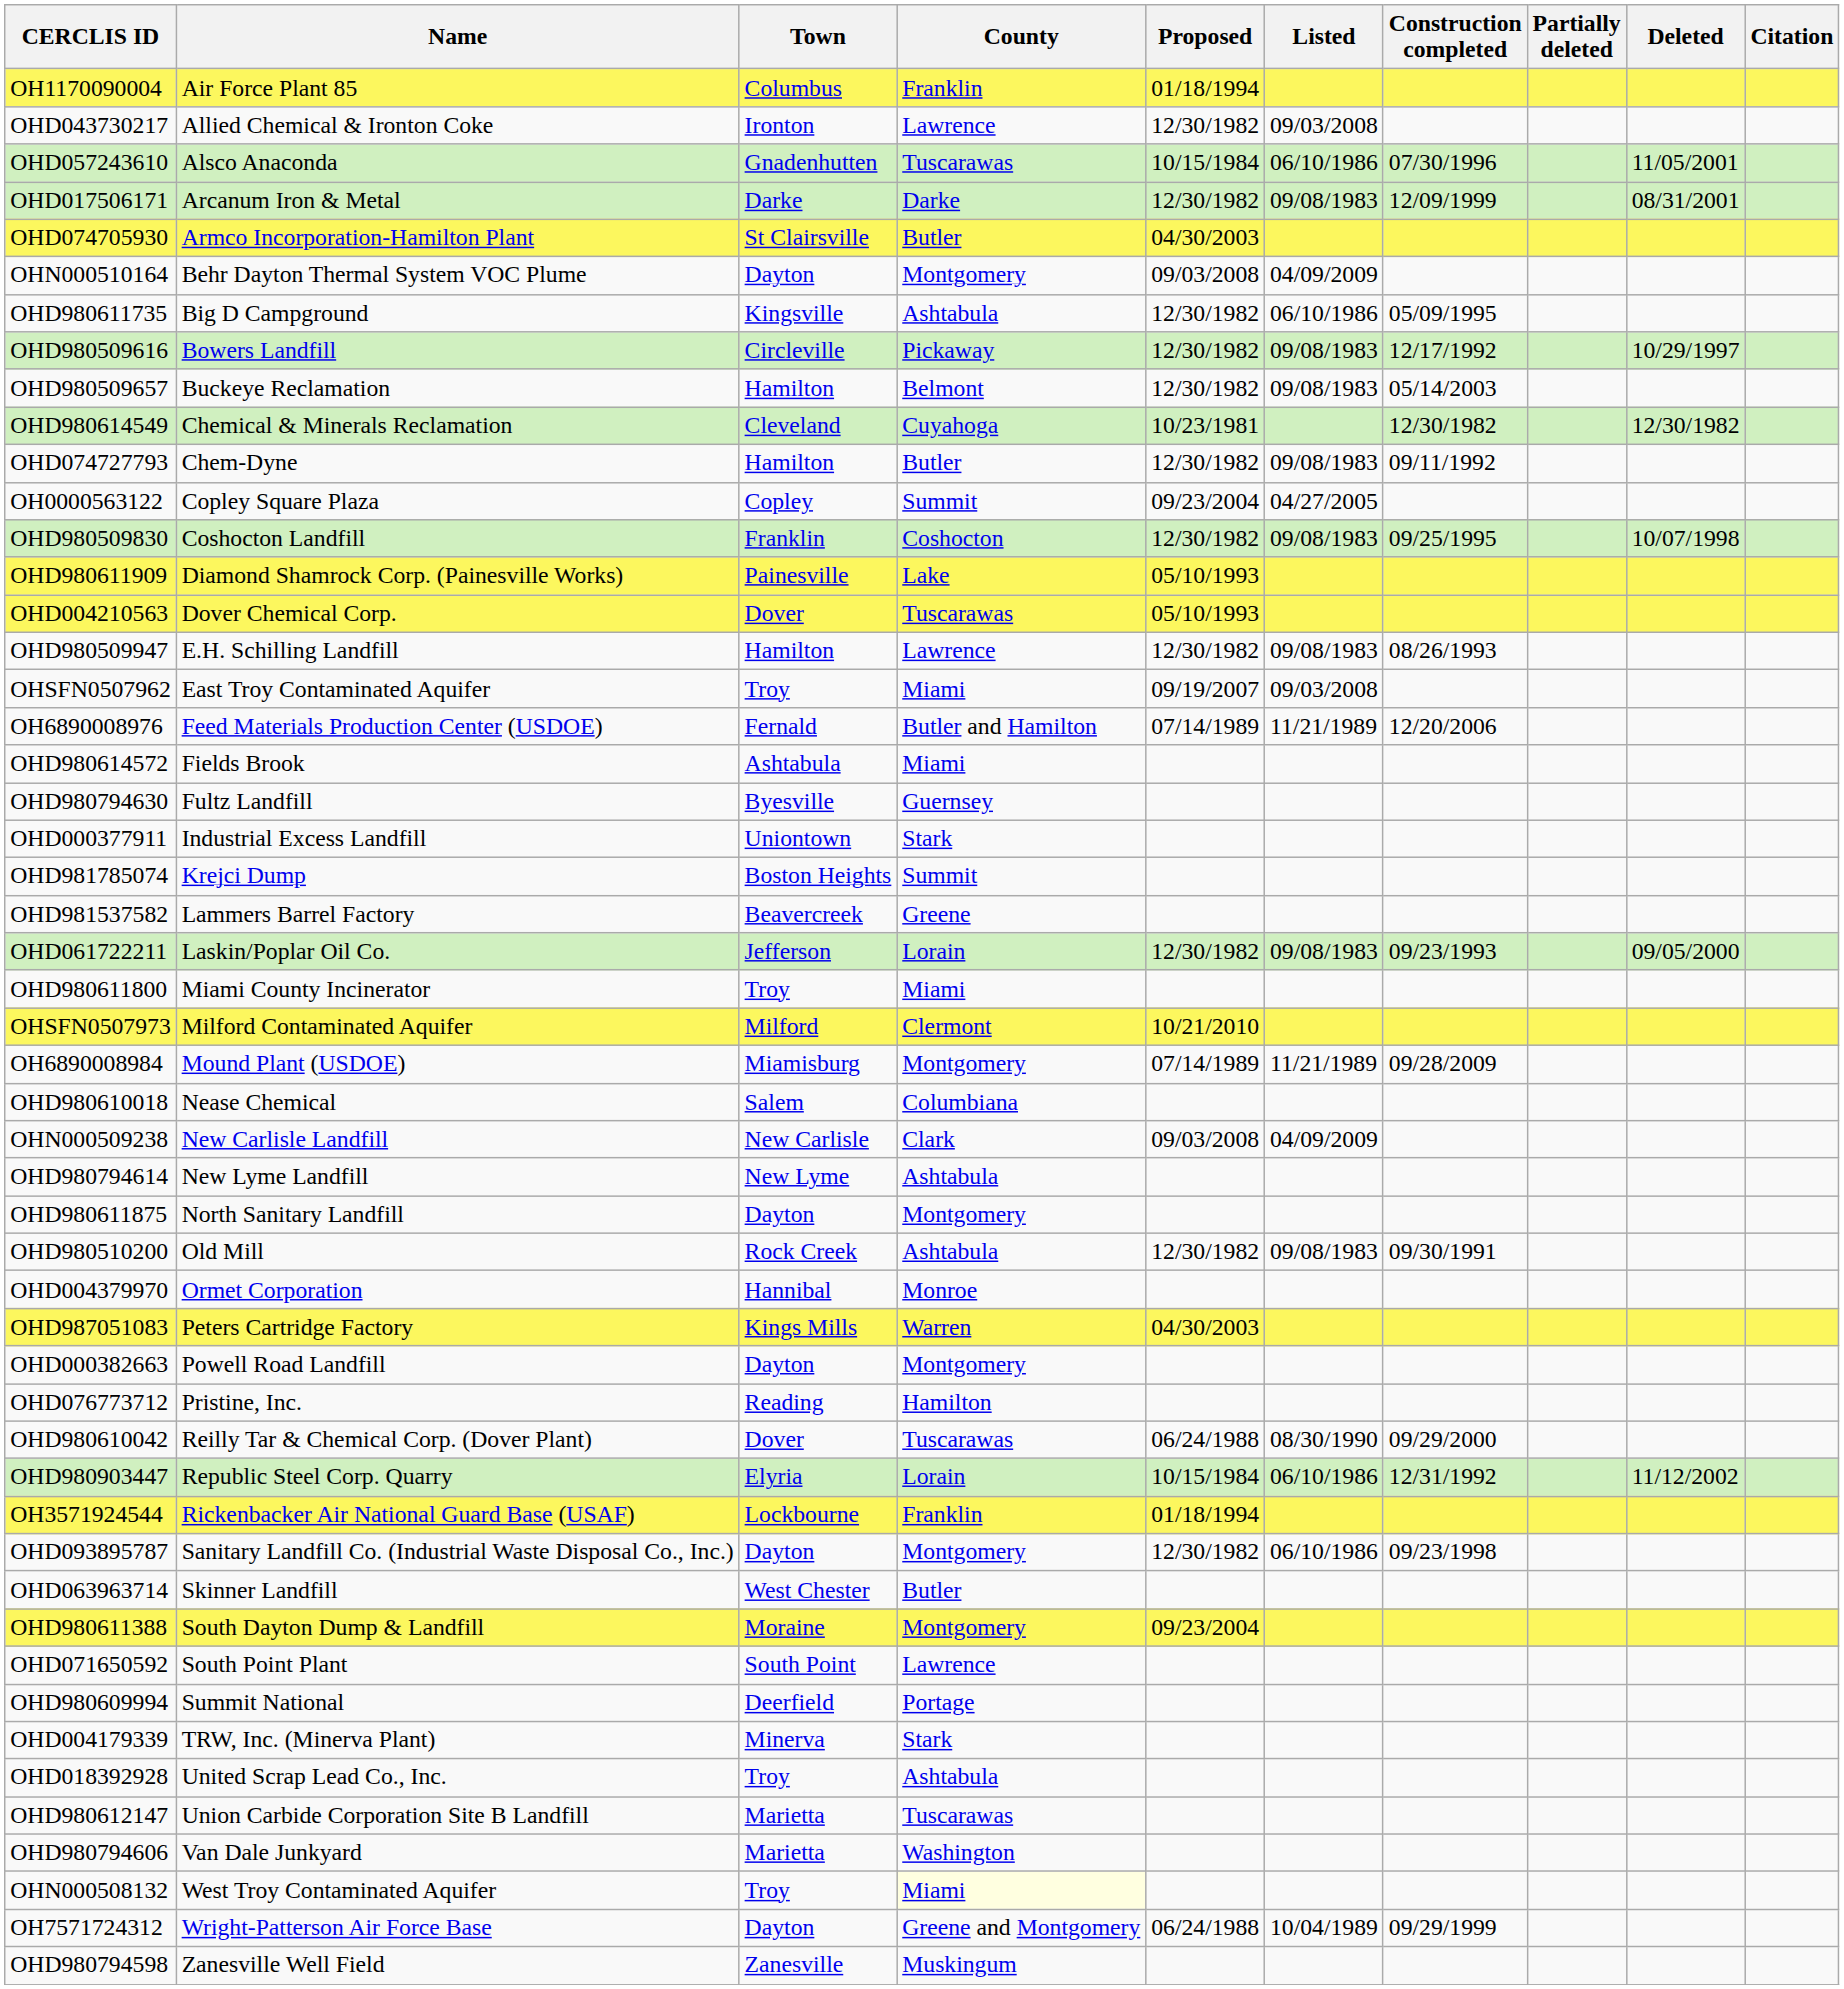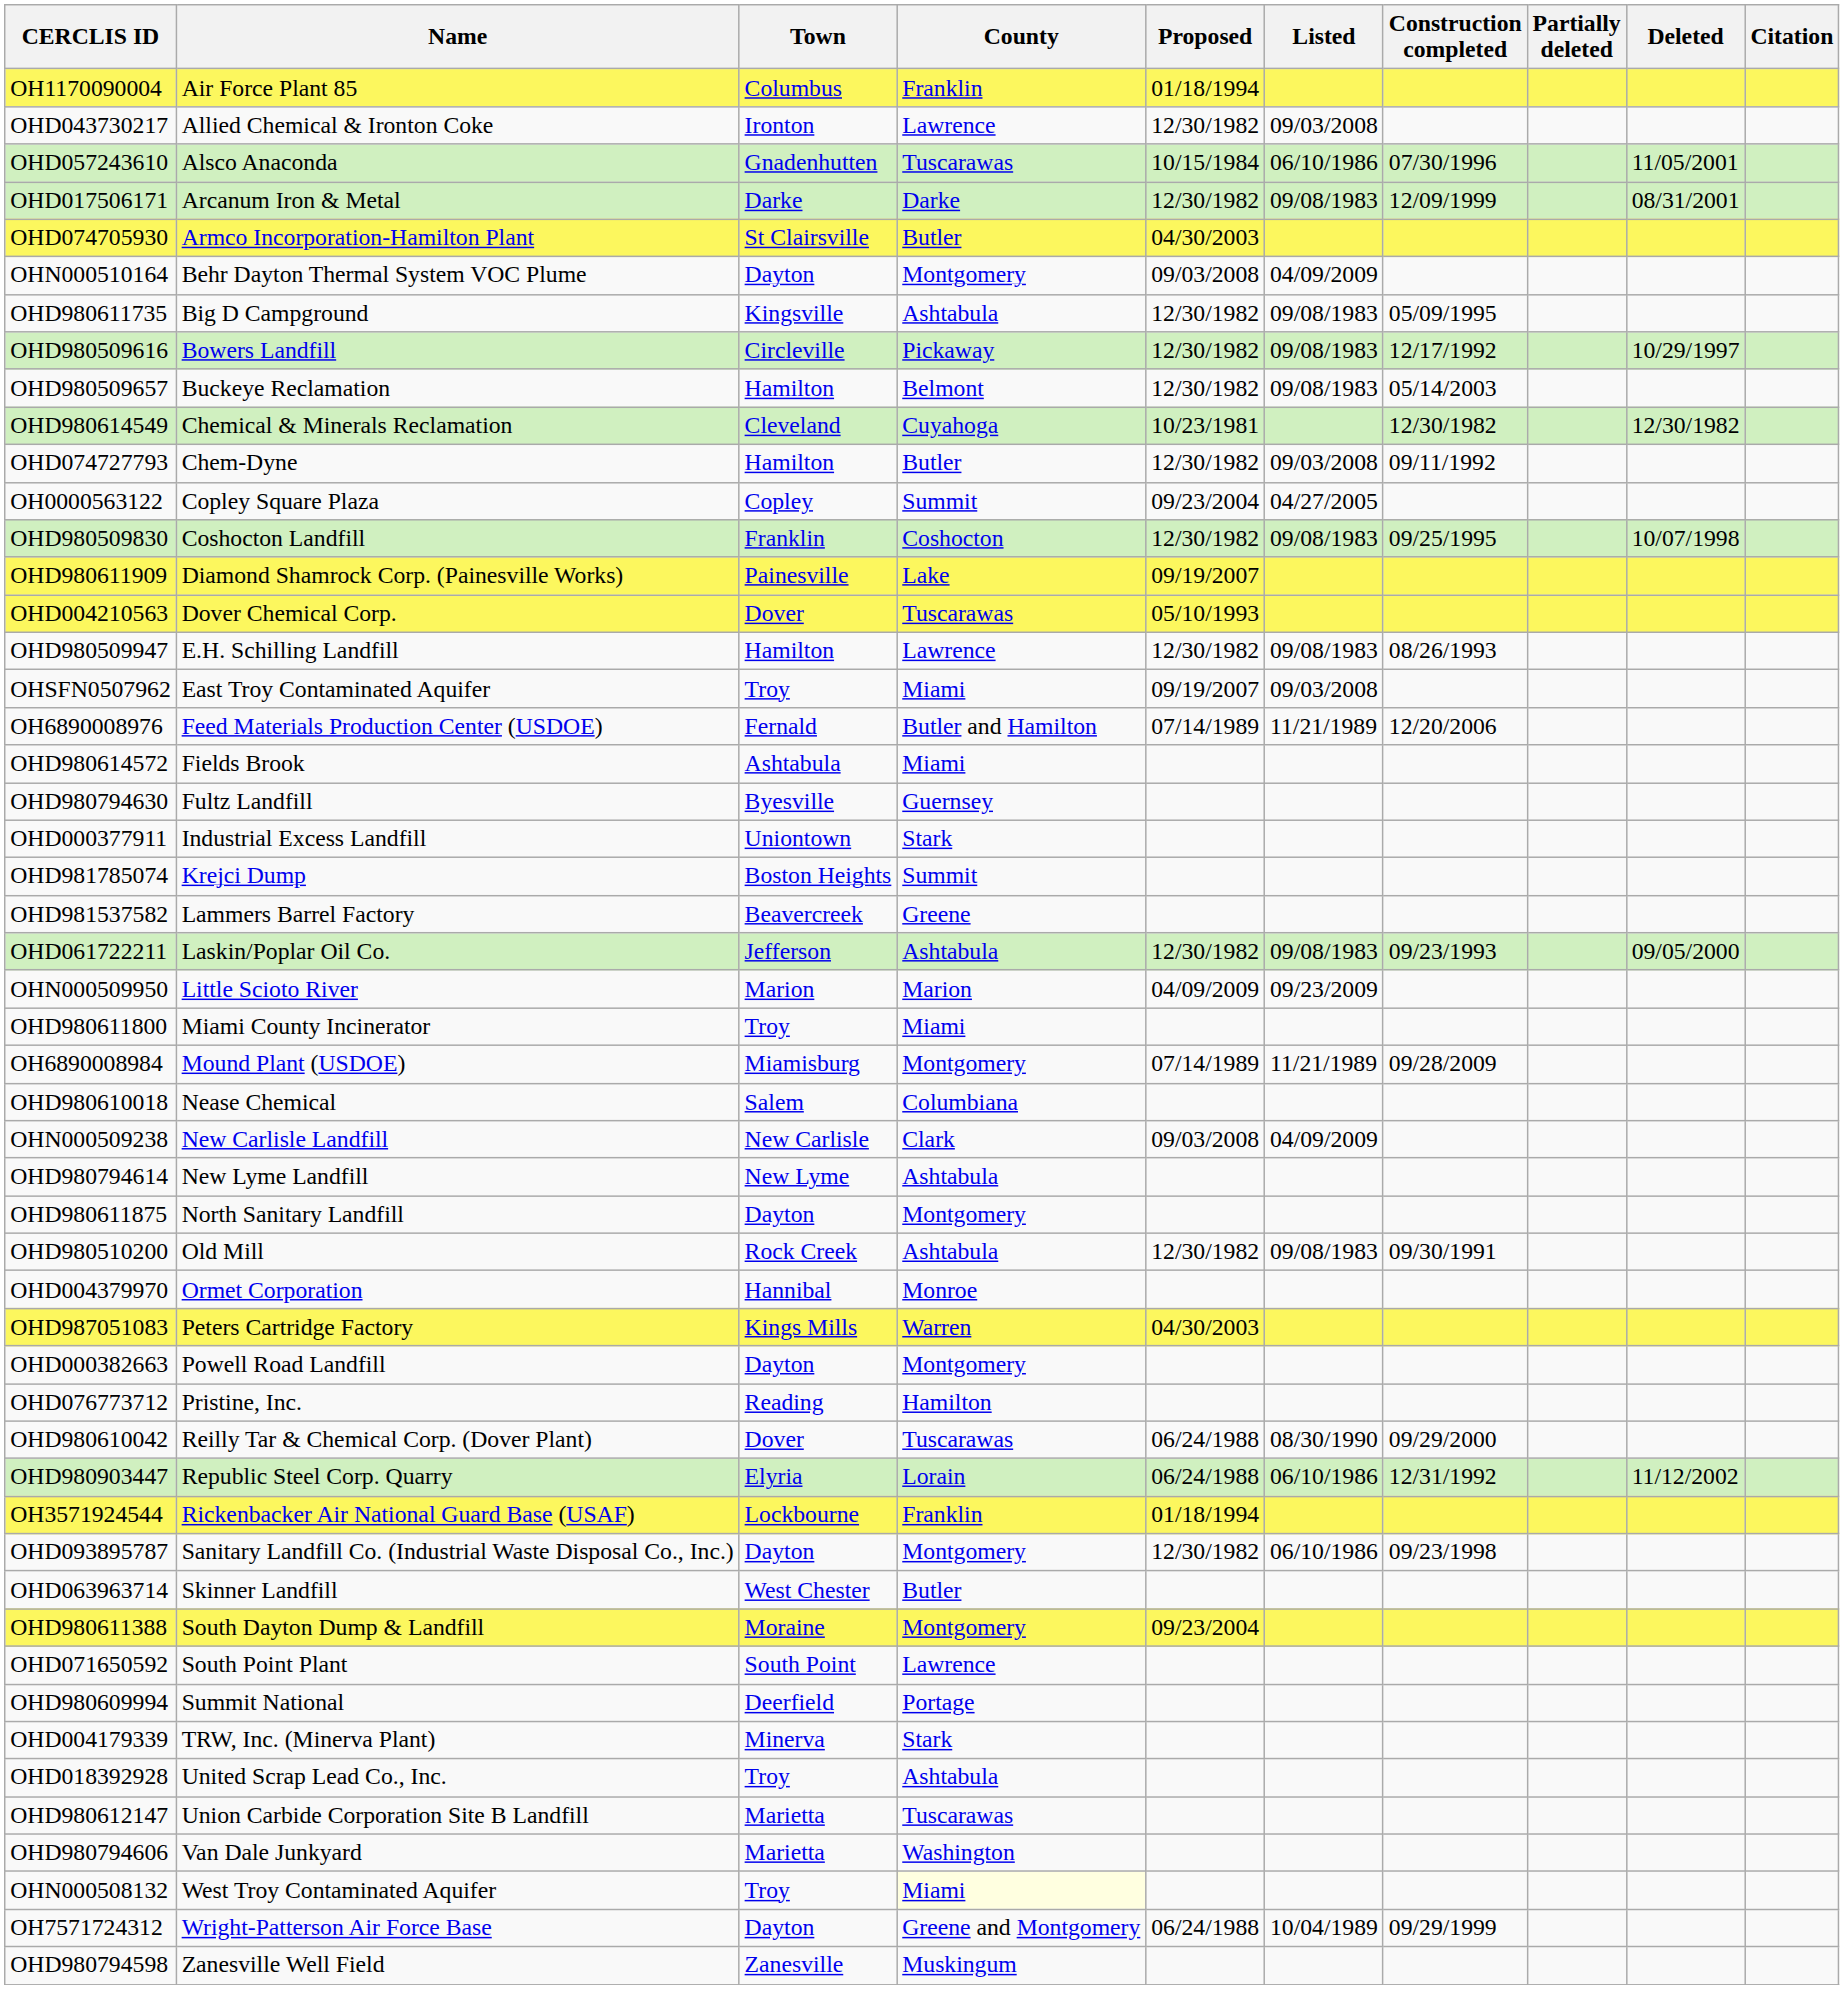(1324, 312) 06/10/1986 -> (1324, 312) 09/08/1983
(1324, 463) 09/08/1983 -> (1324, 463) 09/03/2008
(1205, 575) 05/10/1993 -> (1205, 575) 09/19/2007
(934, 951) Lorain -> (950, 951) Ashtabula
+ row: (89, 988)
- row: (90, 1026)
(1205, 1477) 10/15/1984 -> (1205, 1477) 06/24/1988
